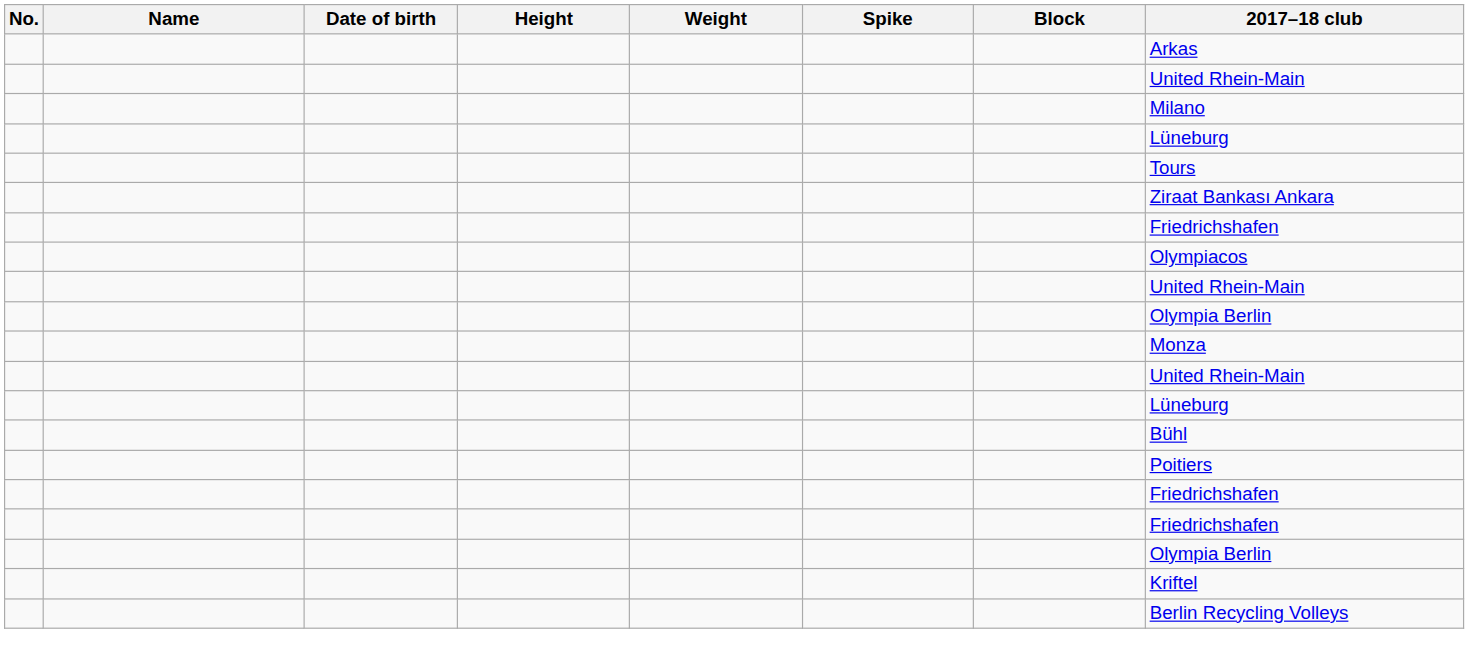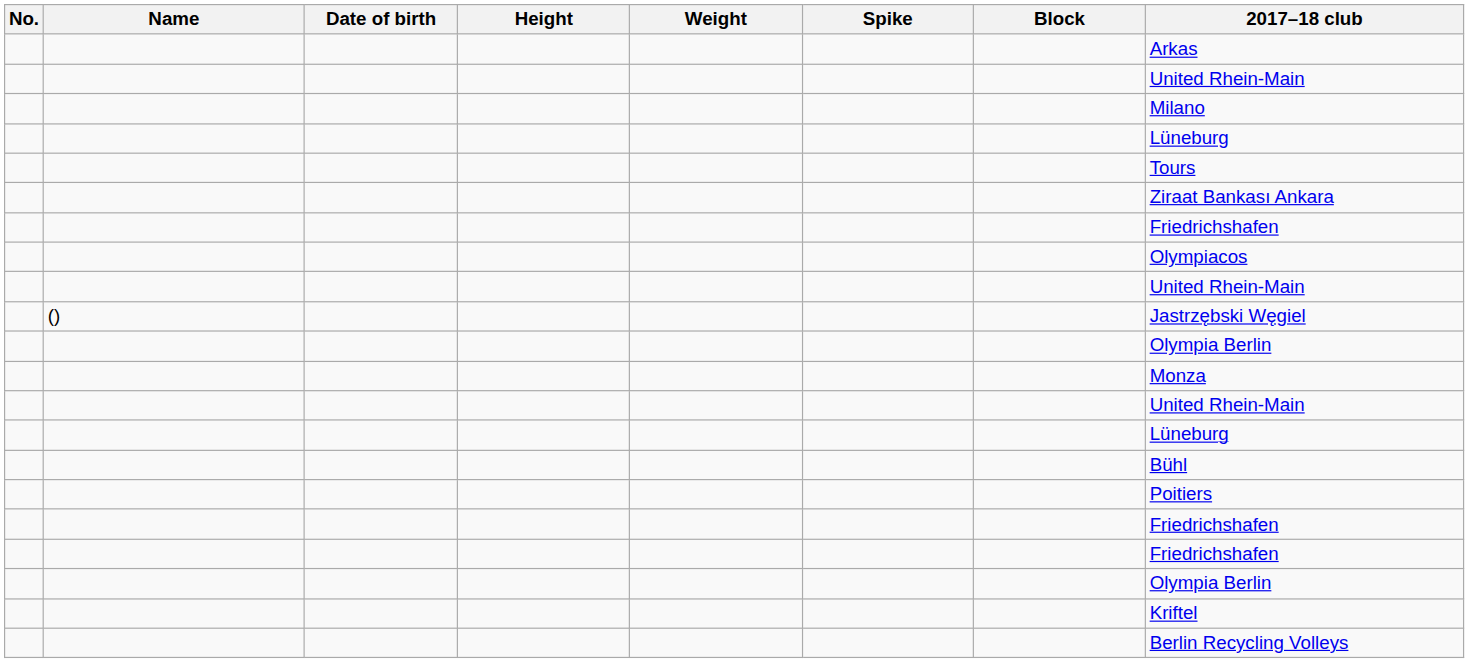+ row: (24, 316)
